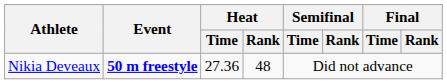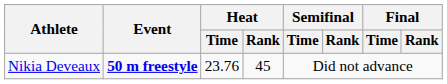(222, 66) 27.36 -> (222, 66) 23.76
(263, 66) 48 -> (263, 66) 45
